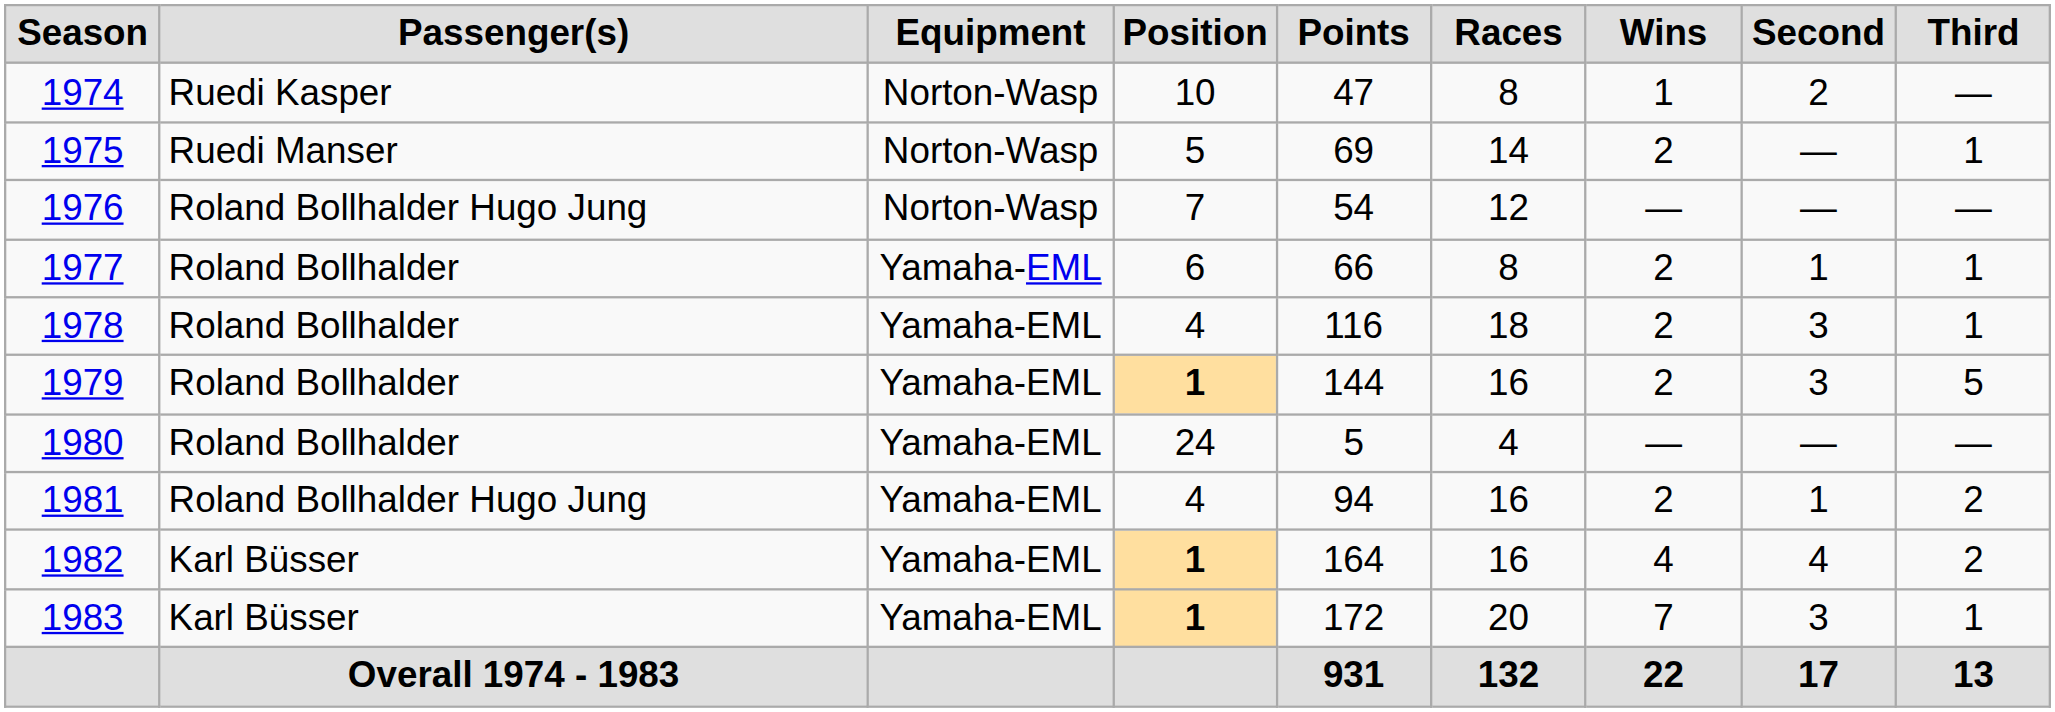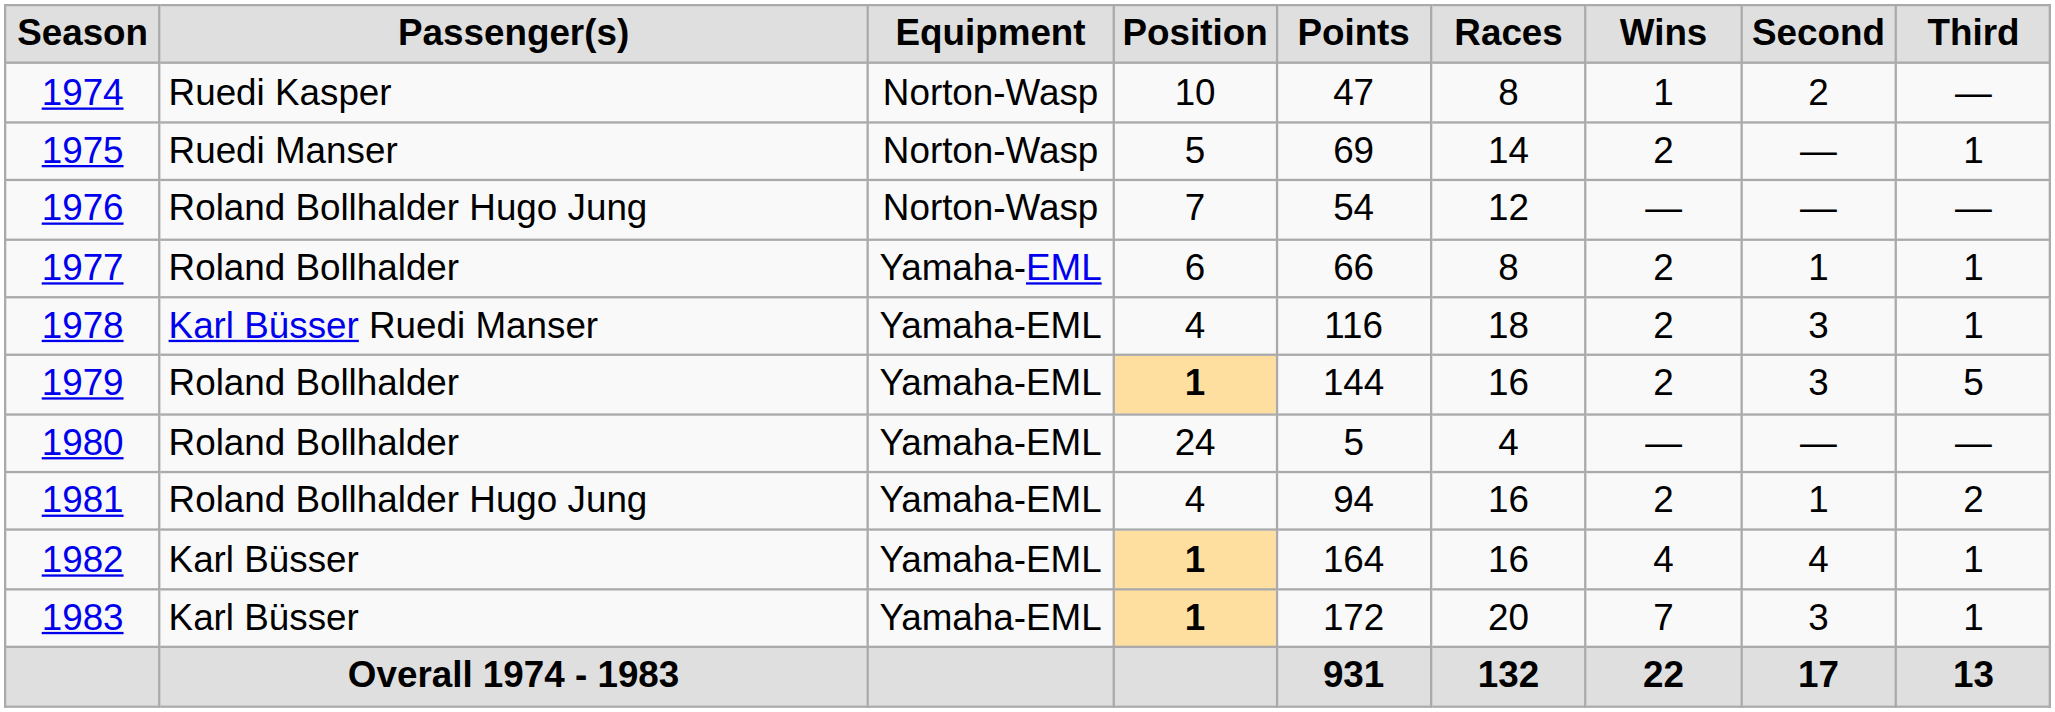(314, 325) Roland Bollhalder -> (383, 325) Karl Büsser Ruedi Manser
(1973, 558) 2 -> (1973, 558) 1
